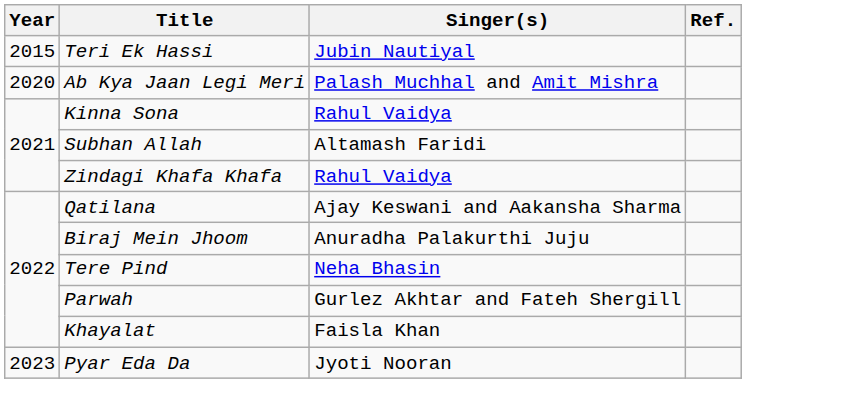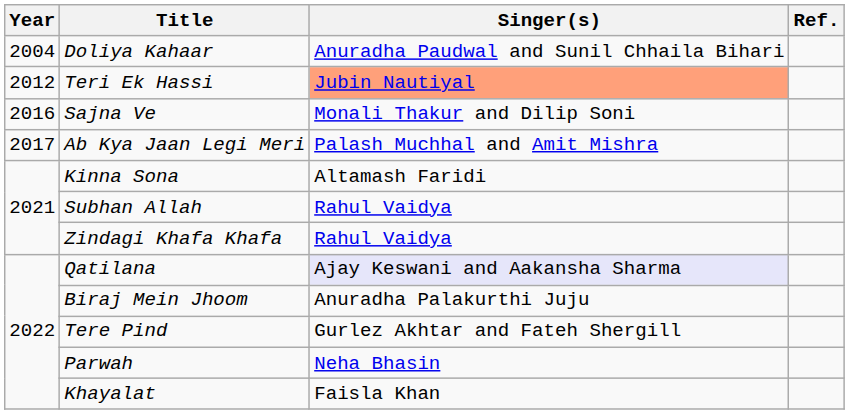+ row: (139, 51)
(32, 51) 2015 -> (32, 83) 2012
(394, 51) no background -> (394, 83) lightsalmon background
+ row: (110, 114)
(32, 83) 2020 -> (32, 145) 2017
(383, 114) Rahul Vaidya -> (400, 176) Altamash Faridi
(400, 145) Altamash Faridi -> (383, 207) Rahul Vaidya
(498, 207) no background -> (498, 269) lavender background
(377, 269) Neha Bhasin -> (498, 332) Gurlez Akhtar and Fateh Shergill
(498, 301) Gurlez Akhtar and Fateh Shergill -> (377, 363) Neha Bhasin
- row: (127, 363)
